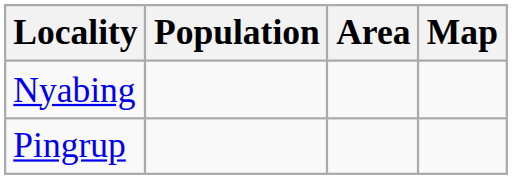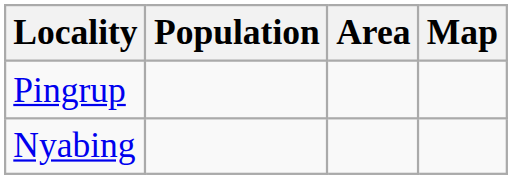rows swapped: (74, 88) <-> (70, 145)
